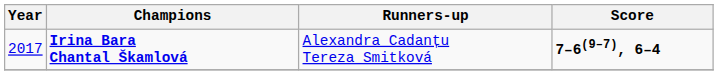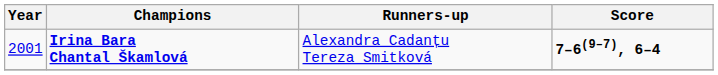(25, 49) 2017 -> (25, 49) 2001
